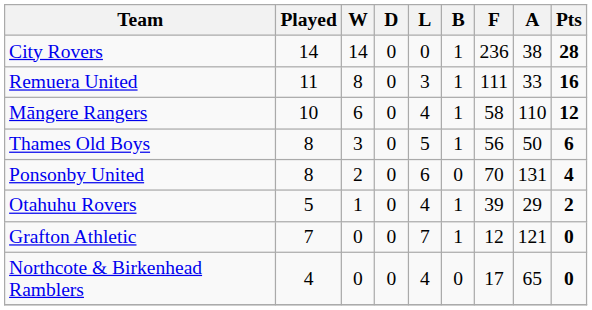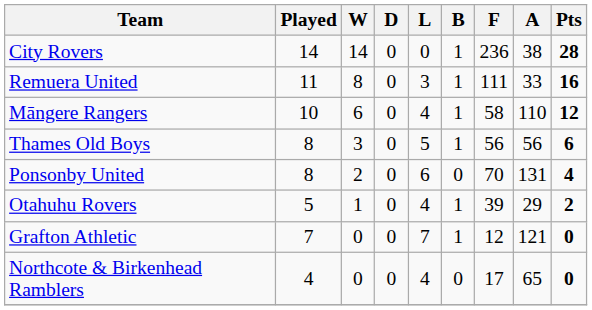(532, 143) 50 -> (532, 143) 56
